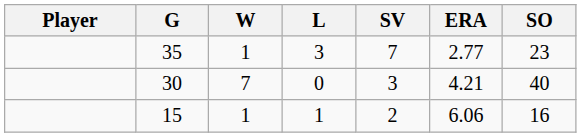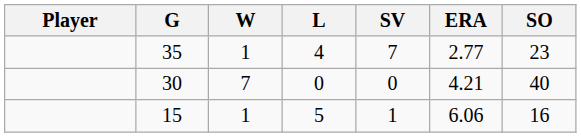(319, 52) 3 -> (319, 52) 4
(392, 83) 3 -> (392, 83) 0
(319, 115) 1 -> (319, 115) 5
(392, 115) 2 -> (392, 115) 1
